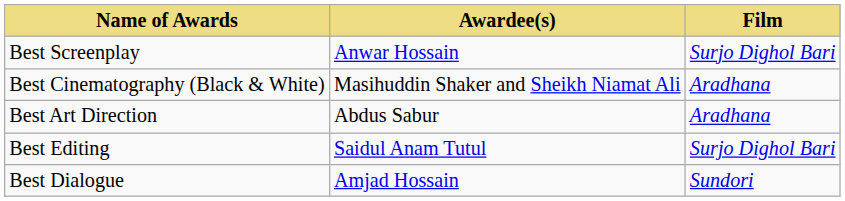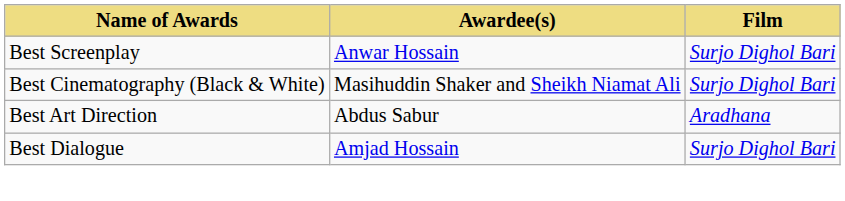(730, 84) Aradhana -> (763, 84) Surjo Dighol Bari
- row: (59, 148)
(722, 180) Sundori -> (763, 148) Surjo Dighol Bari
